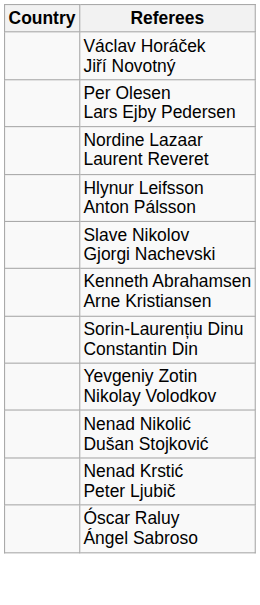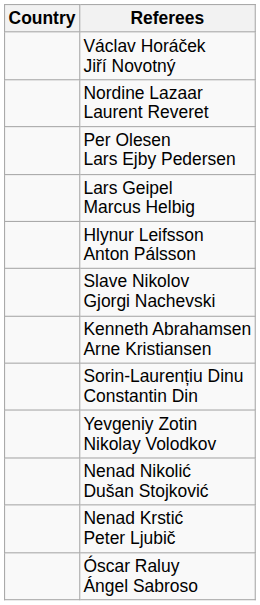rows swapped: (160, 103) <-> (146, 150)
+ row: (139, 197)
